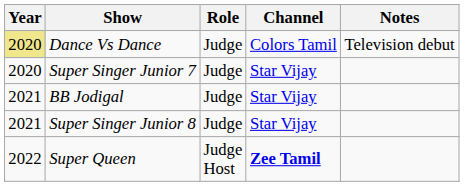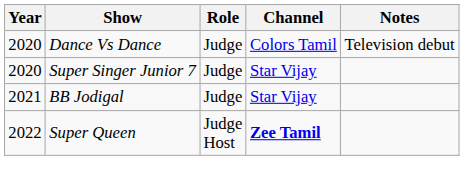(25, 44) khaki background -> (25, 44) no background
- row: (123, 123)
